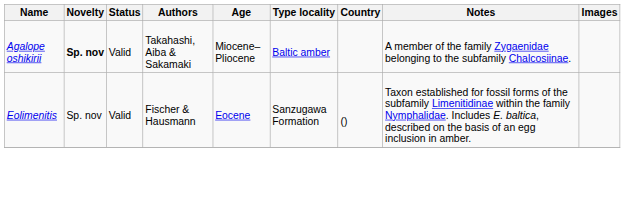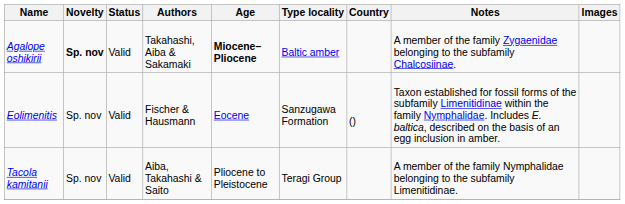(238, 52) normal -> (237, 52) bold
+ row: (27, 179)
